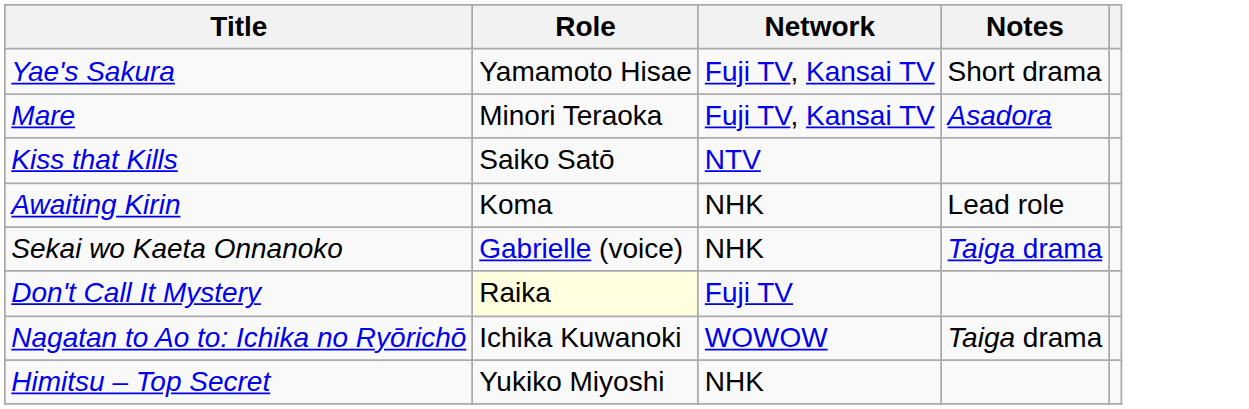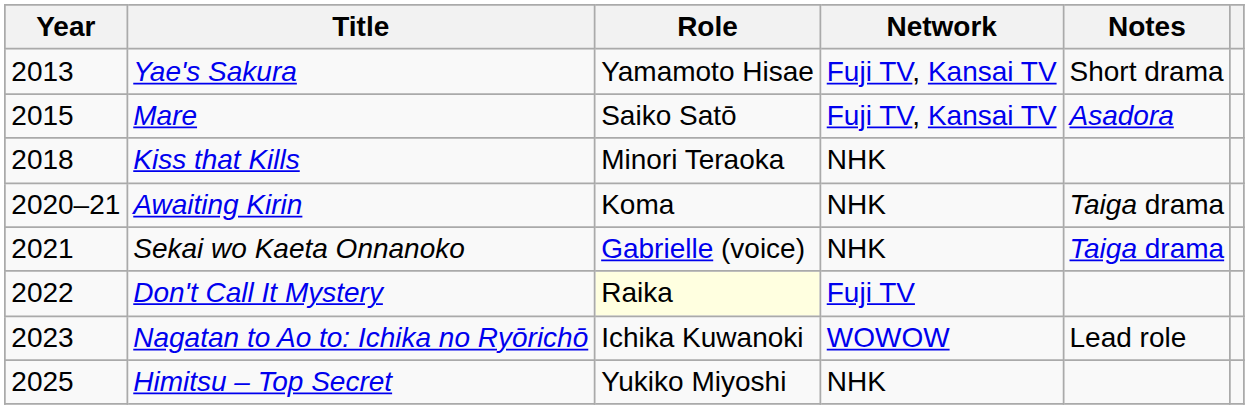+ column: (66, 26)
(571, 115) Minori Teraoka -> (669, 115) Saiko Satō
(547, 159) Saiko Satō -> (693, 159) Minori Teraoka
(733, 159) NTV -> (856, 159) NHK
(1006, 204) Lead role -> (1147, 204) Taiga drama
(1025, 337) Taiga drama -> (1128, 337) Lead role
